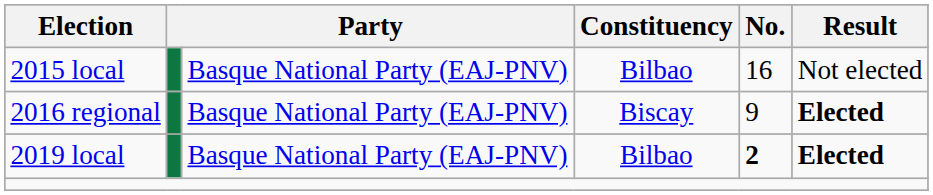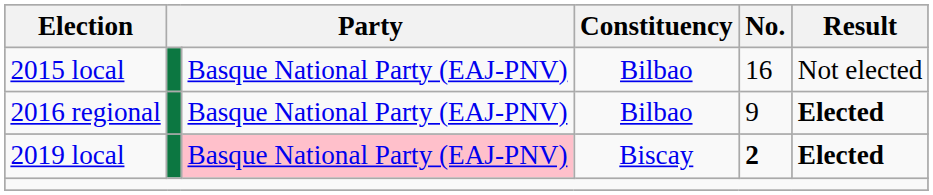(656, 112) Biscay -> (656, 112) Bilbao
(377, 155) no background -> (377, 155) pink background
(656, 155) Bilbao -> (656, 155) Biscay
